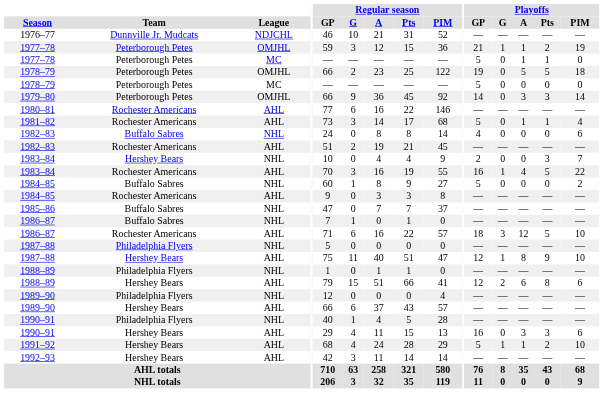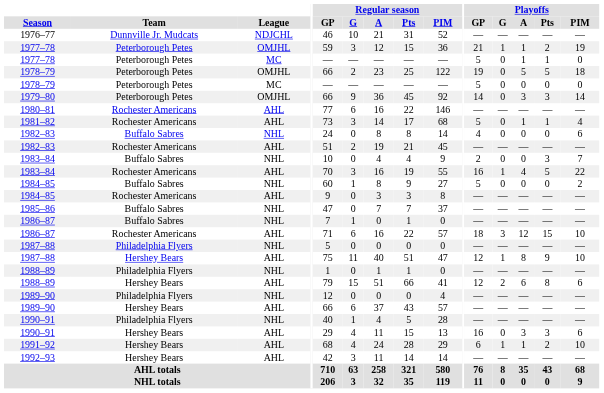(154, 159) Hershey Bears -> (154, 159) Buffalo Sabres
(547, 233) 5 -> (547, 233) 15
(478, 345) 5 -> (478, 345) 6
